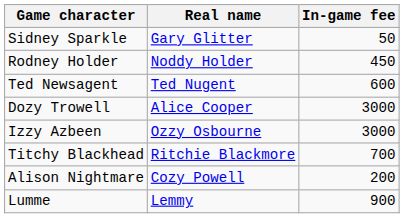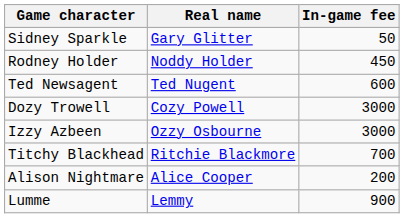(202, 108) Alice Cooper -> (198, 108) Cozy Powell
(198, 178) Cozy Powell -> (202, 178) Alice Cooper
